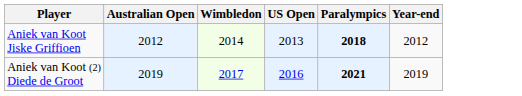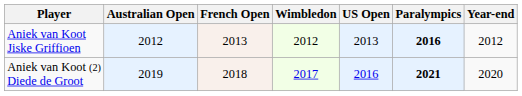+ column: (235, 14)
(231, 40) 2014 -> (306, 40) 2012
(353, 40) 2018 -> (428, 40) 2016
(416, 74) 2019 -> (491, 74) 2020
